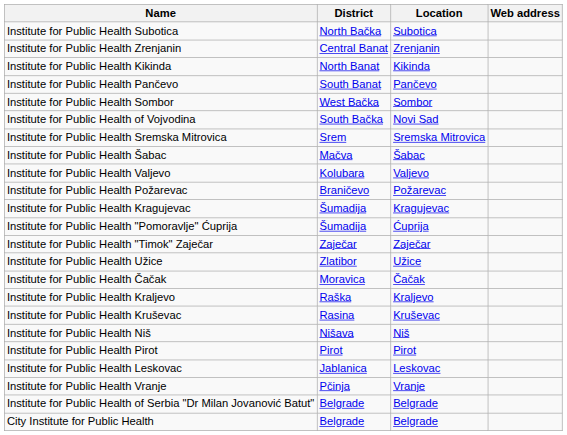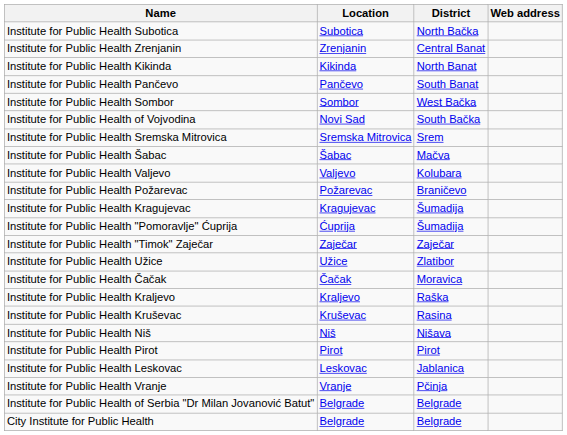columns swapped: (439, 13) <-> (354, 13)
